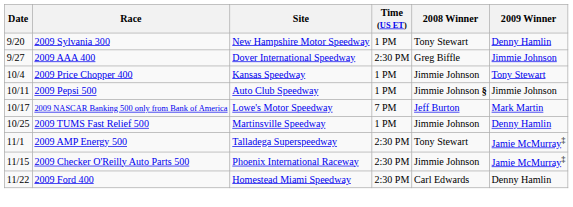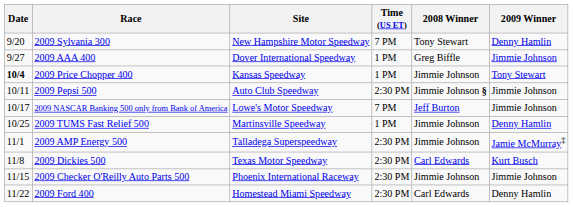(385, 41) 1 PM -> (385, 41) 7 PM
(392, 58) 2:30 PM -> (385, 58) 1 PM
(16, 74) normal -> (16, 74) bold
(385, 91) 1 PM -> (392, 91) 2:30 PM
(517, 108) Mark Martin -> (524, 108) Jimmie Johnson
(441, 142) Tony Stewart -> (447, 142) Jimmie Johnson
+ row: (70, 160)
(529, 162) Jamie McMurray‡ -> (524, 177) Jimmie Johnson
